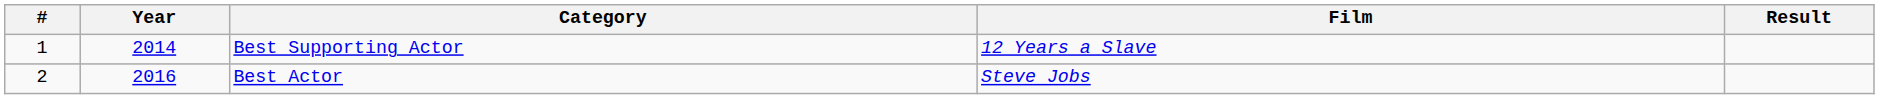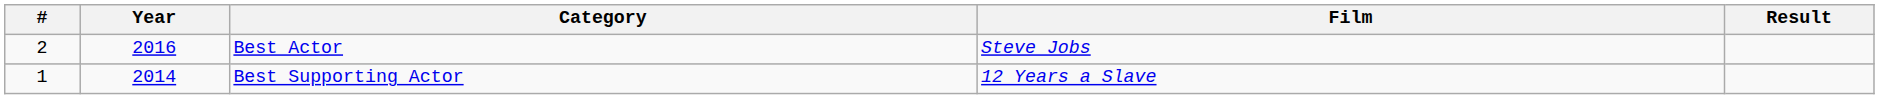rows swapped: (349, 49) <-> (288, 79)
